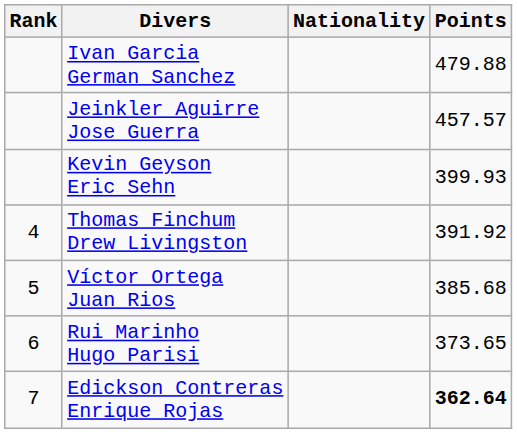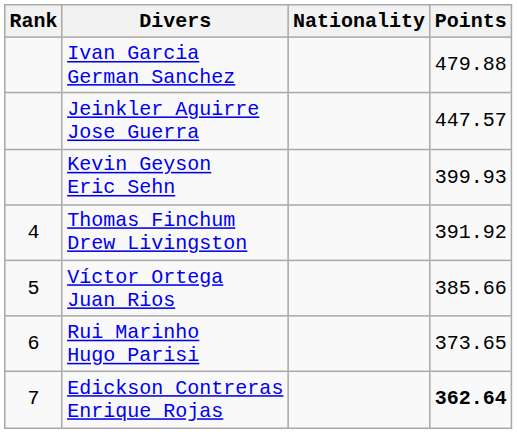(471, 121) 457.57 -> (471, 121) 447.57
(471, 288) 385.68 -> (471, 288) 385.66
